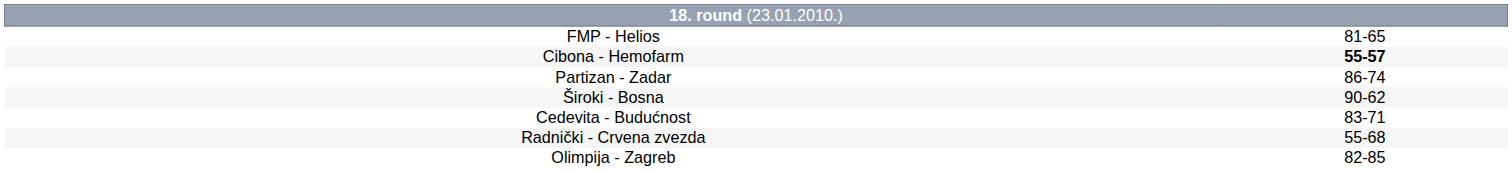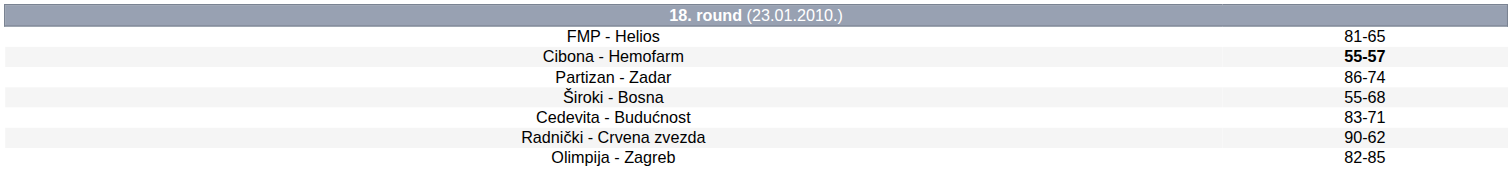(1365, 97) 90-62 -> (1365, 97) 55-68
(1365, 138) 55-68 -> (1365, 138) 90-62
